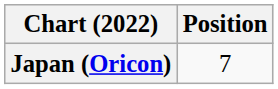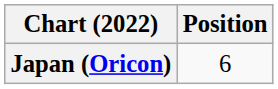(225, 63) 7 -> (225, 63) 6
